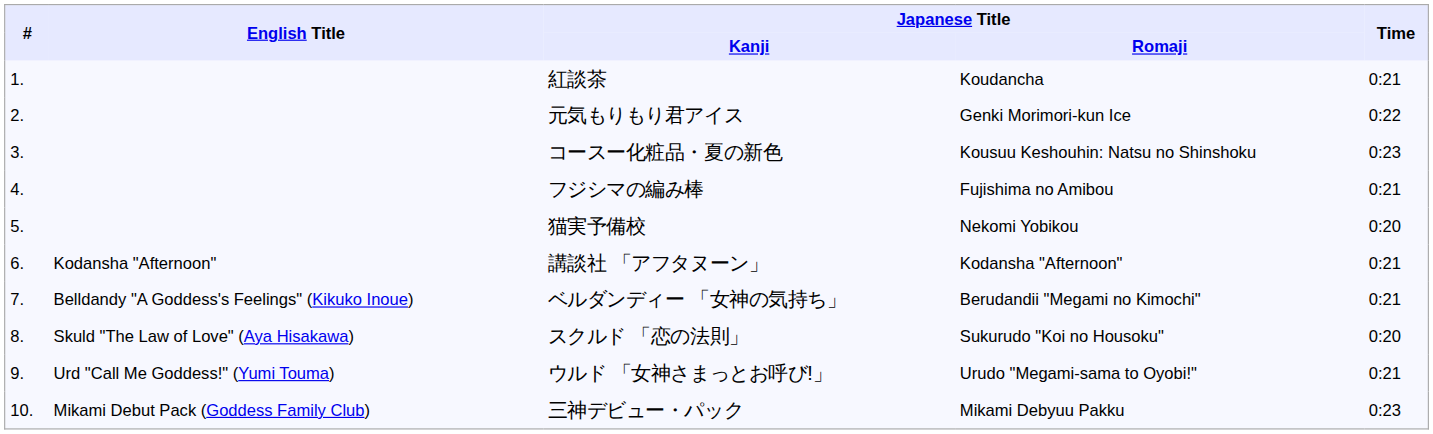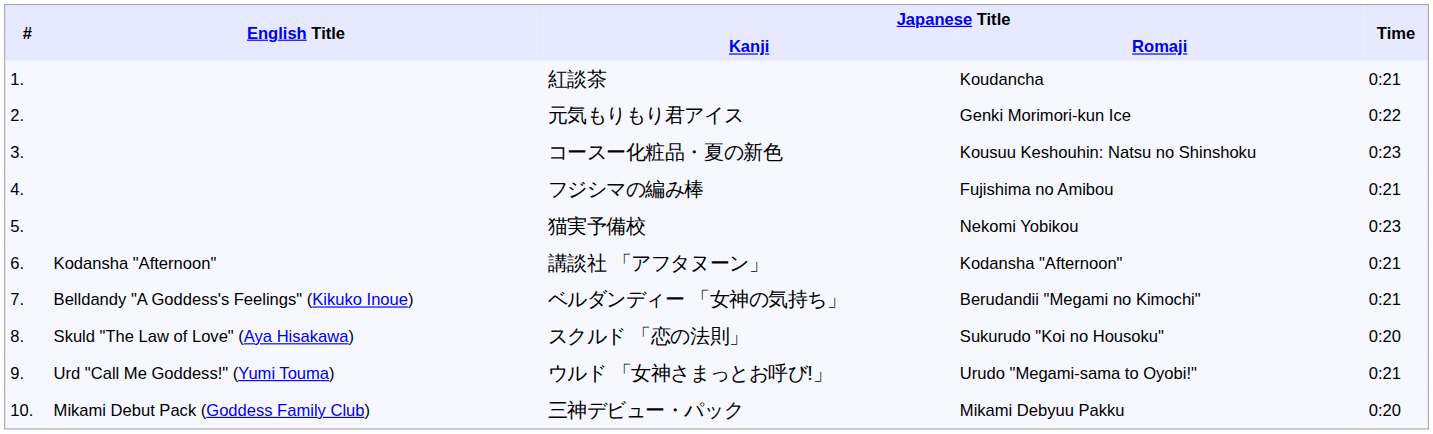(1385, 226) 0:20 -> (1385, 226) 0:23
(1385, 410) 0:23 -> (1385, 410) 0:20
